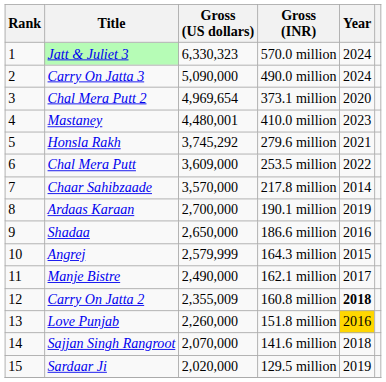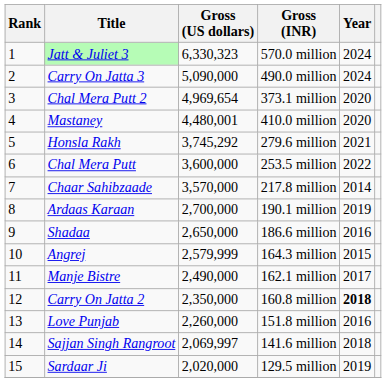(357, 120) 2023 -> (357, 120) 2020
(210, 165) 3,609,000 -> (210, 165) 3,600,000
(210, 299) 2,355,009 -> (210, 299) 2,350,000
(357, 321) gold background -> (357, 321) no background
(210, 344) 2,070,000 -> (210, 344) 2,069,997
